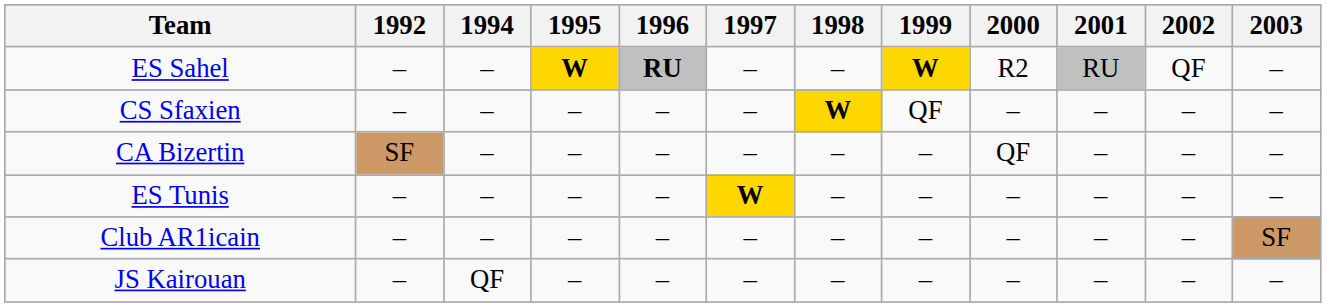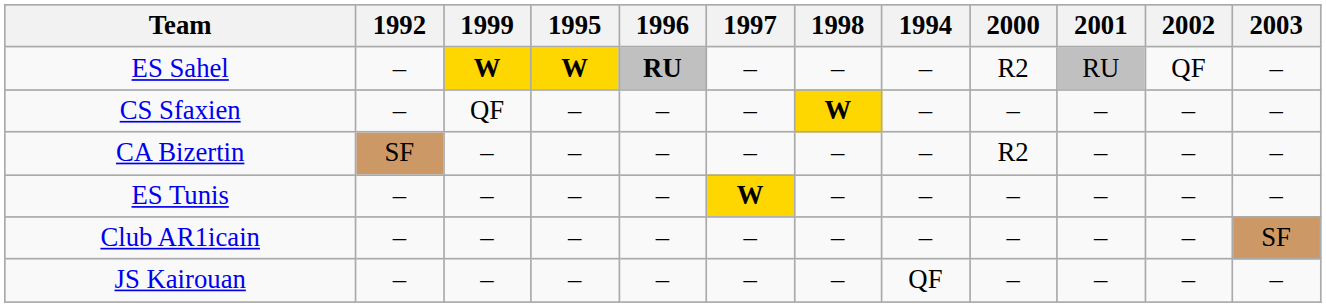columns swapped: (487, 25) <-> (925, 25)
(1013, 152) QF -> (1013, 152) R2
